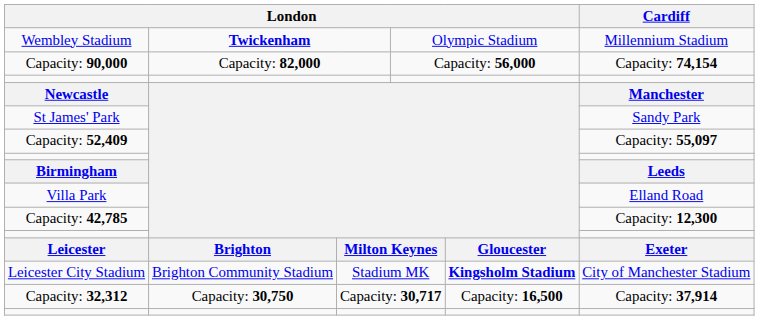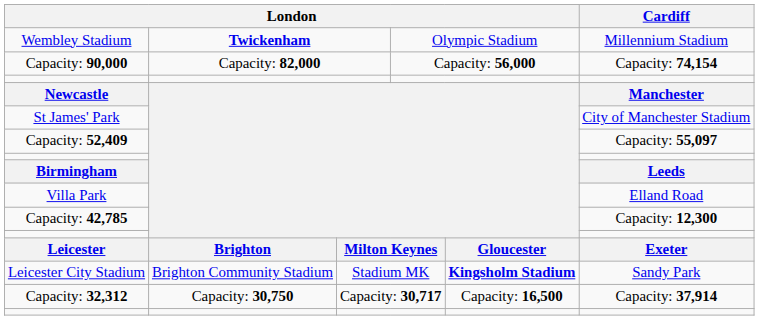(666, 117) Sandy Park -> (666, 117) City of Manchester Stadium
(666, 272) City of Manchester Stadium -> (666, 272) Sandy Park
